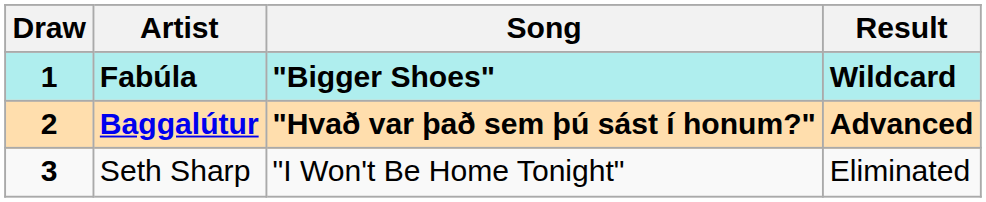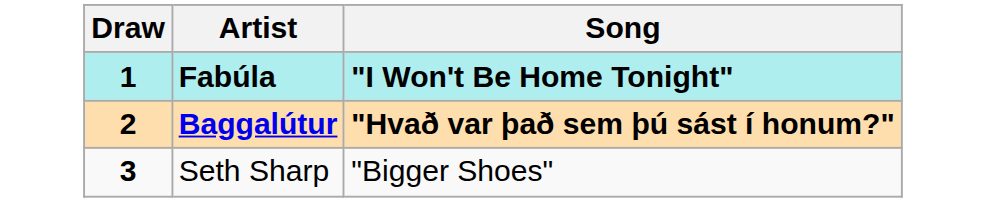- column: (902, 28)
(384, 76) "Bigger Shoes" -> (542, 76) "I Won't Be Home Tonight"
(449, 171) "I Won't Be Home Tonight" -> (452, 171) "Bigger Shoes"
